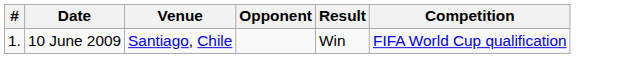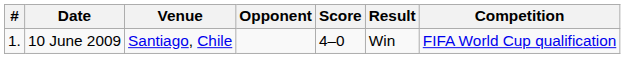+ column: (340, 16)
